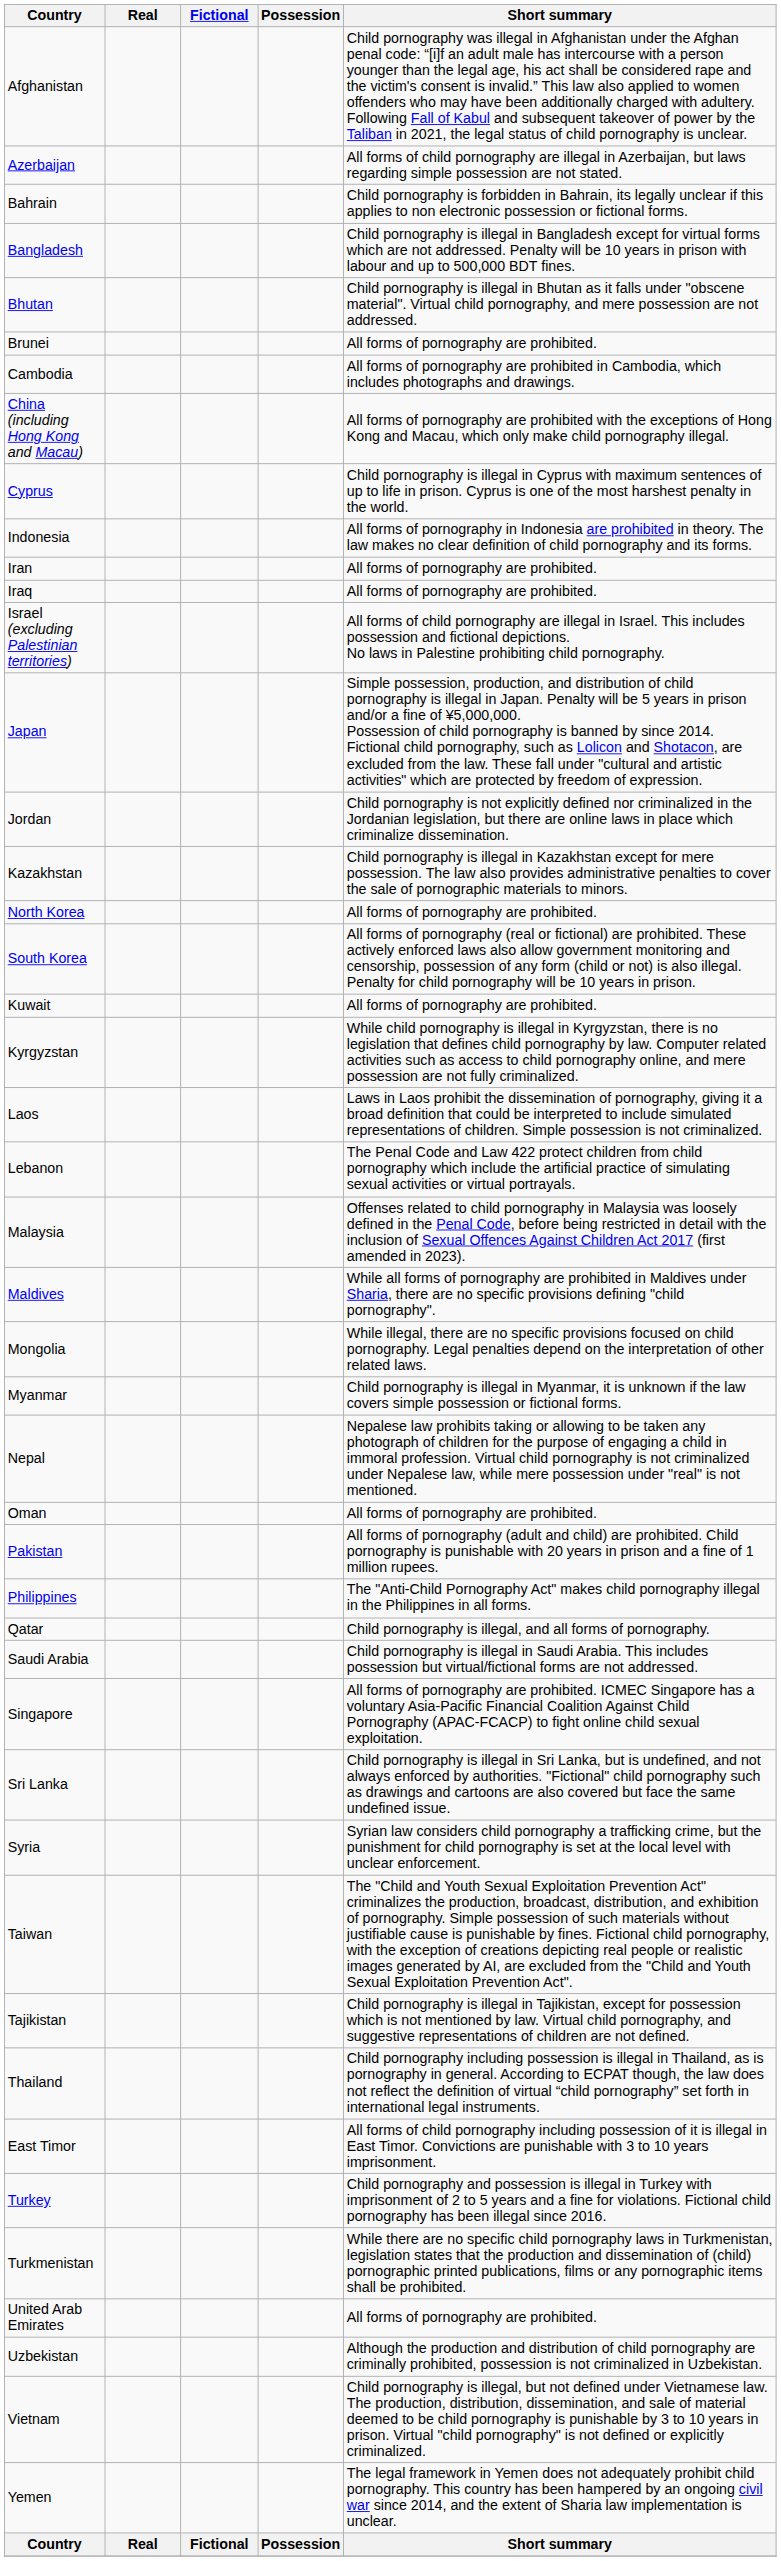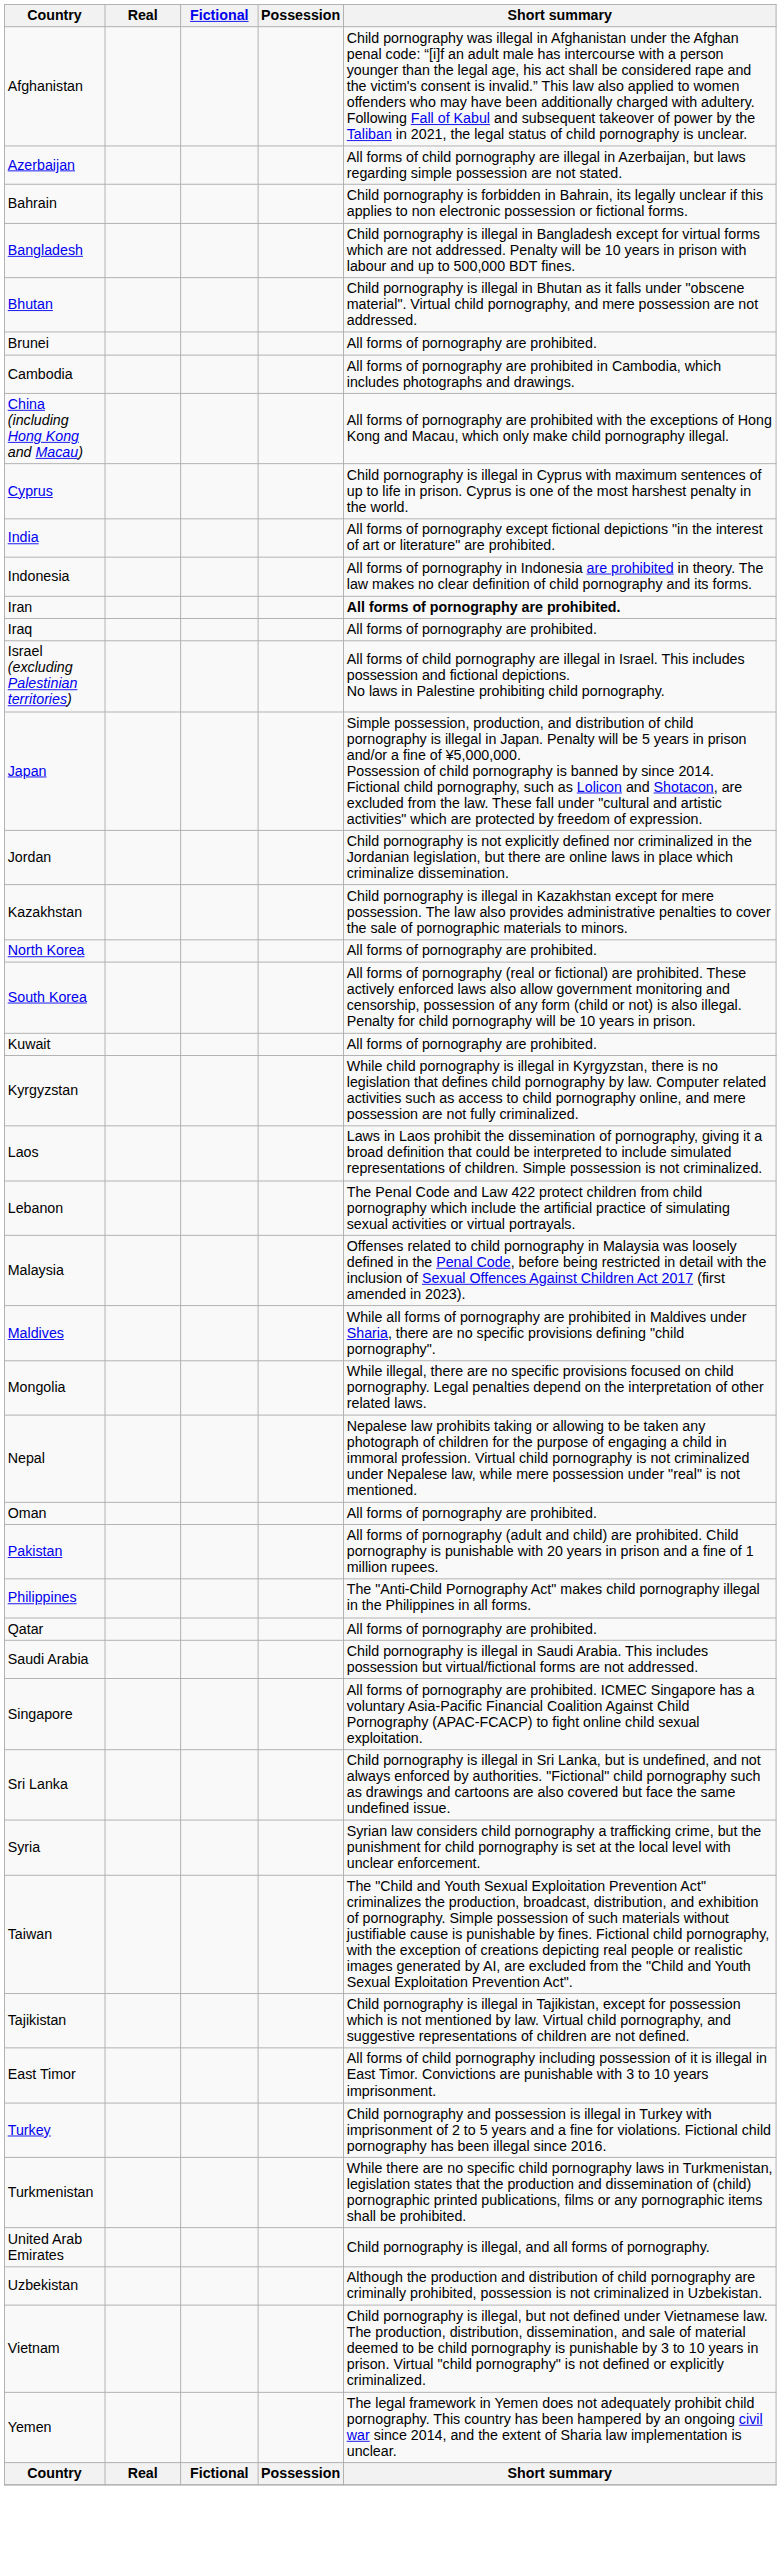+ row: (23, 537)
(472, 568) normal -> (484, 607) bold
- row: (37, 1395)
(528, 1629) Child pornography is illegal, and all forms of pornography. -> (472, 1629) All forms of pornography are prohibited.
- row: (35, 2083)
(472, 2317) All forms of pornography are prohibited. -> (528, 2247) Child pornography is illegal, and all forms of pornography.
